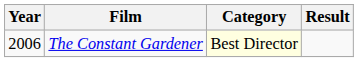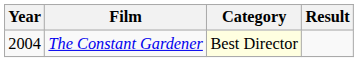(25, 43) 2006 -> (25, 43) 2004
